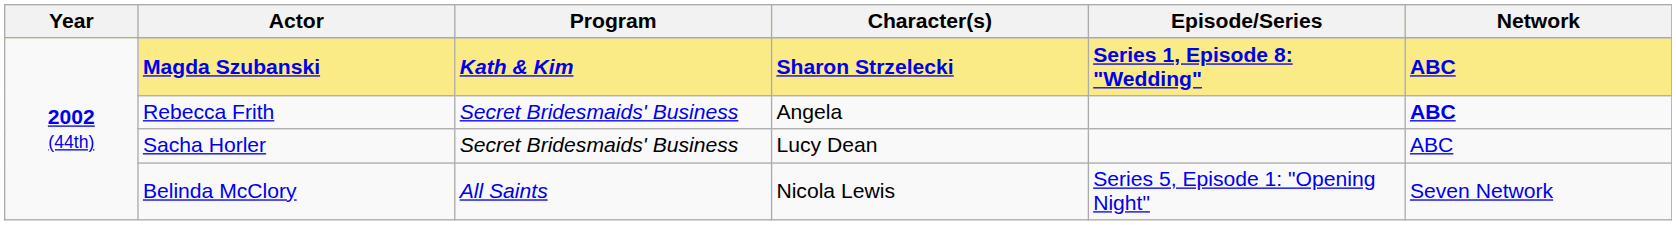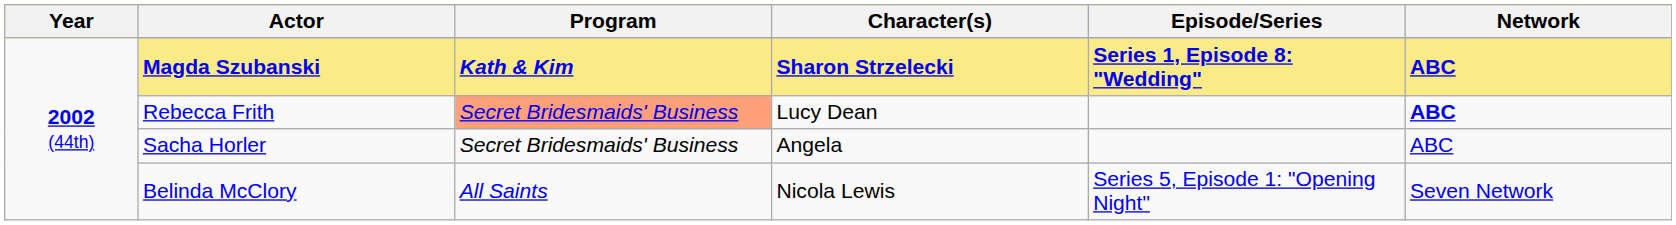(599, 111) no background -> (599, 111) lightsalmon background
(809, 111) Angela -> (827, 111) Lucy Dean
(827, 145) Lucy Dean -> (809, 145) Angela
